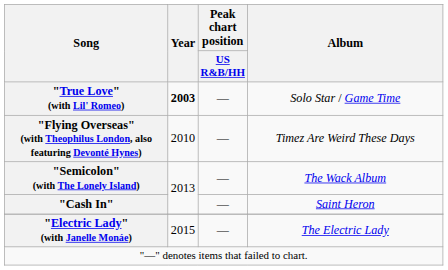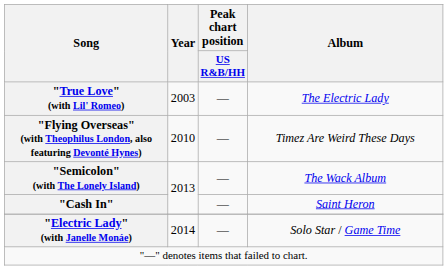(183, 98) bold -> (183, 98) normal
(345, 98) Solo Star / Game Time -> (345, 98) The Electric Lady
(183, 230) 2015 -> (183, 230) 2014
(345, 230) The Electric Lady -> (345, 230) Solo Star / Game Time
